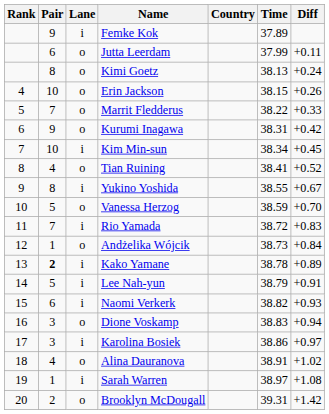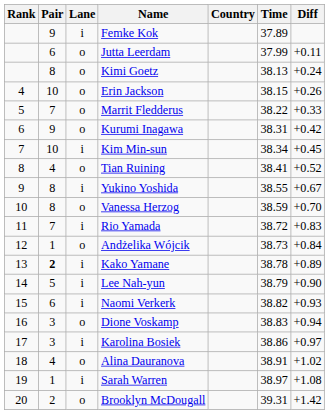(52, 206) 5 -> (52, 206) 8
(308, 284) +0.91 -> (308, 284) +0.90
